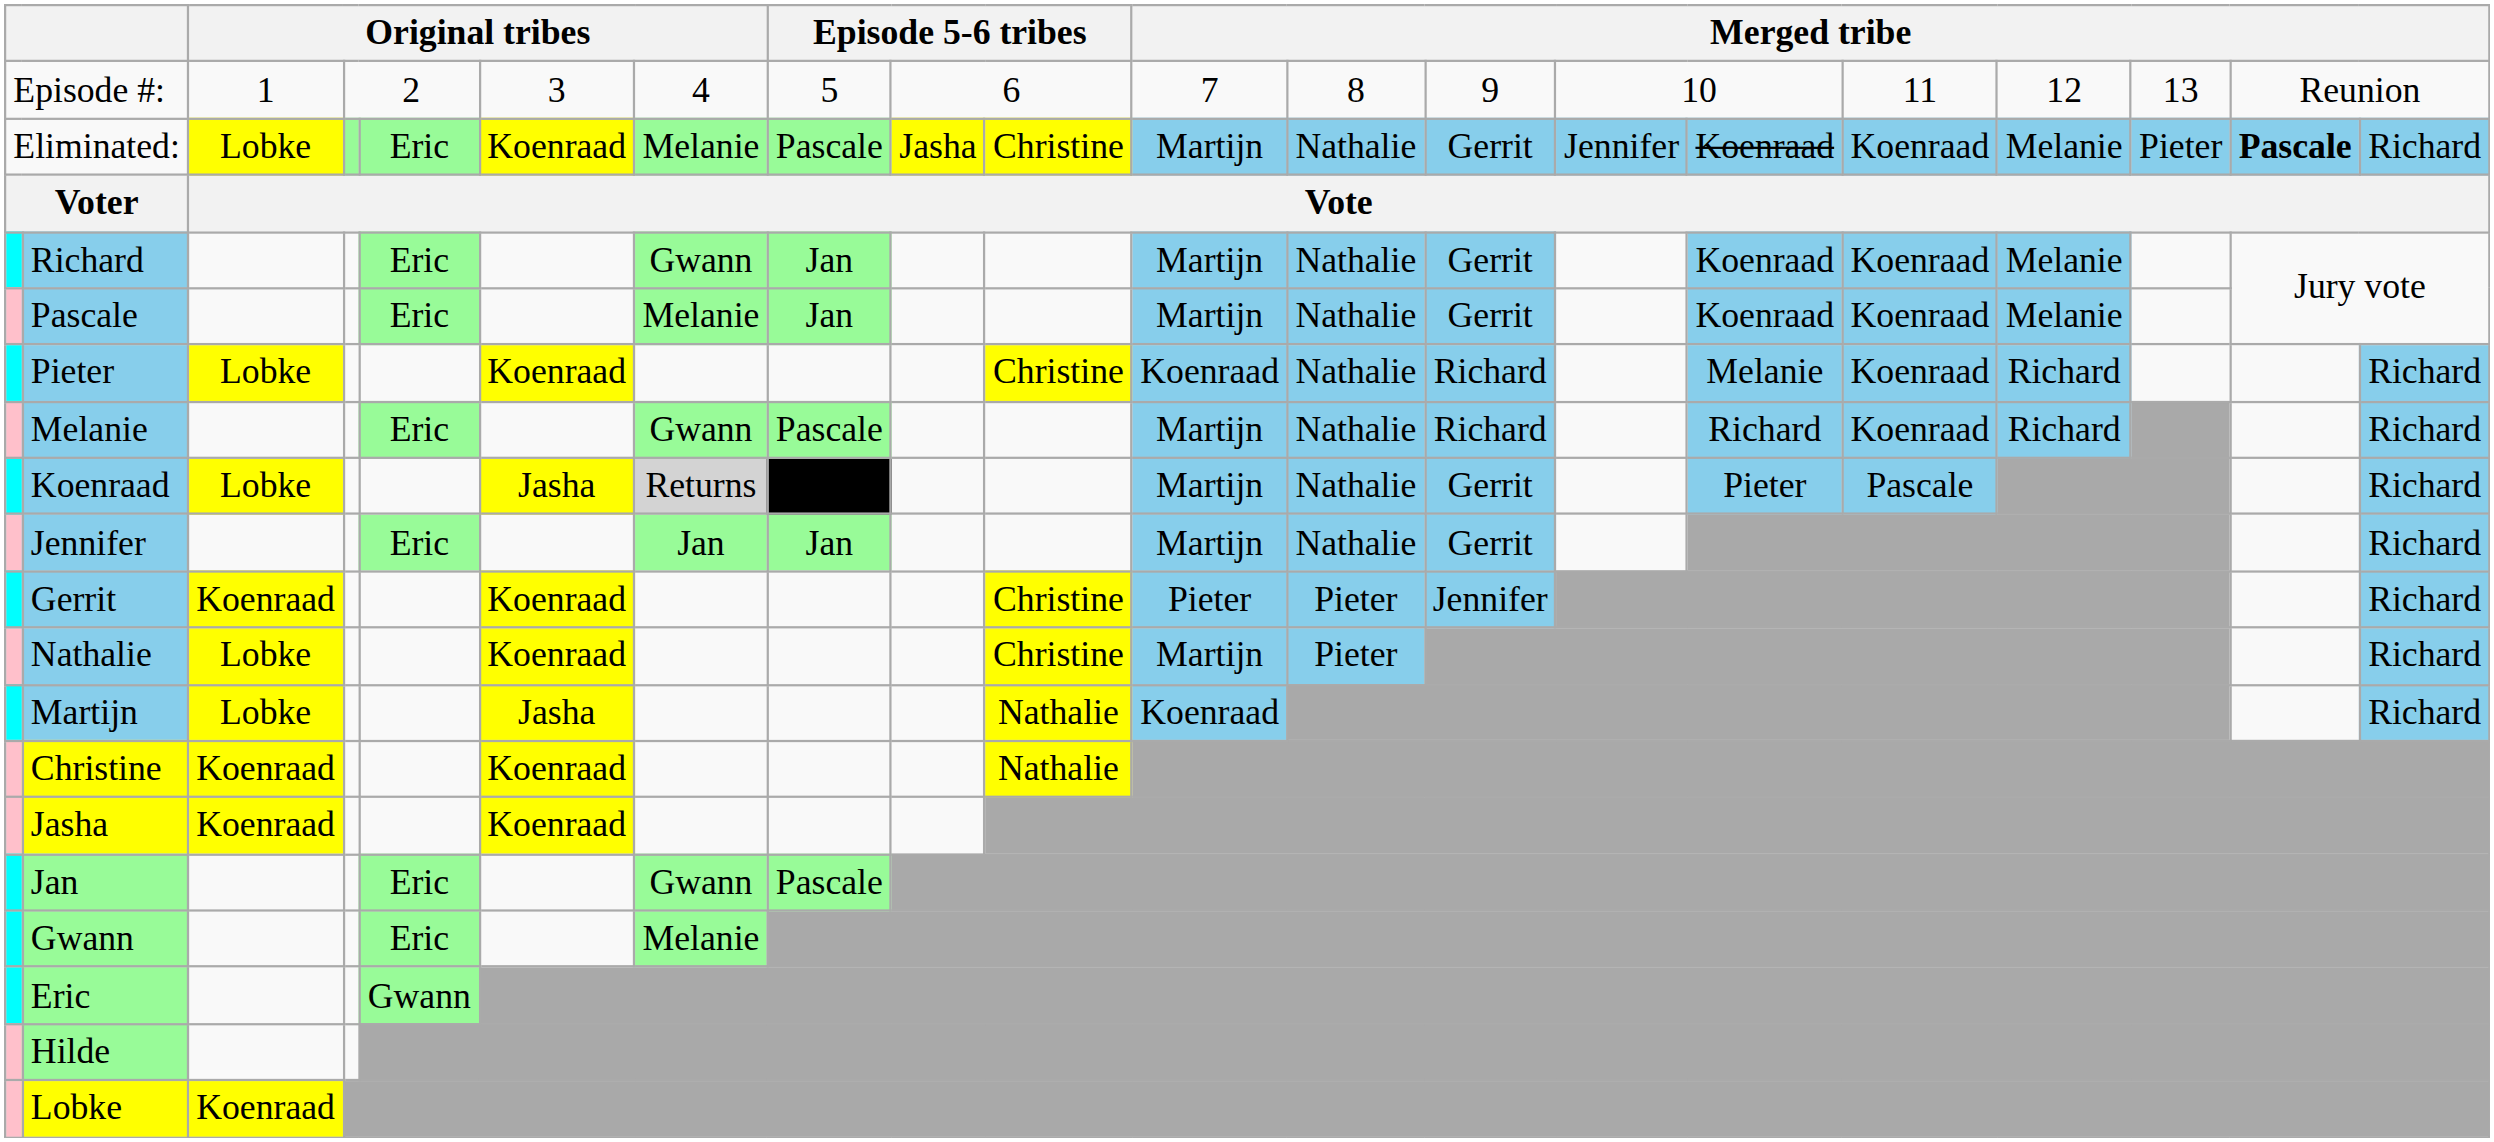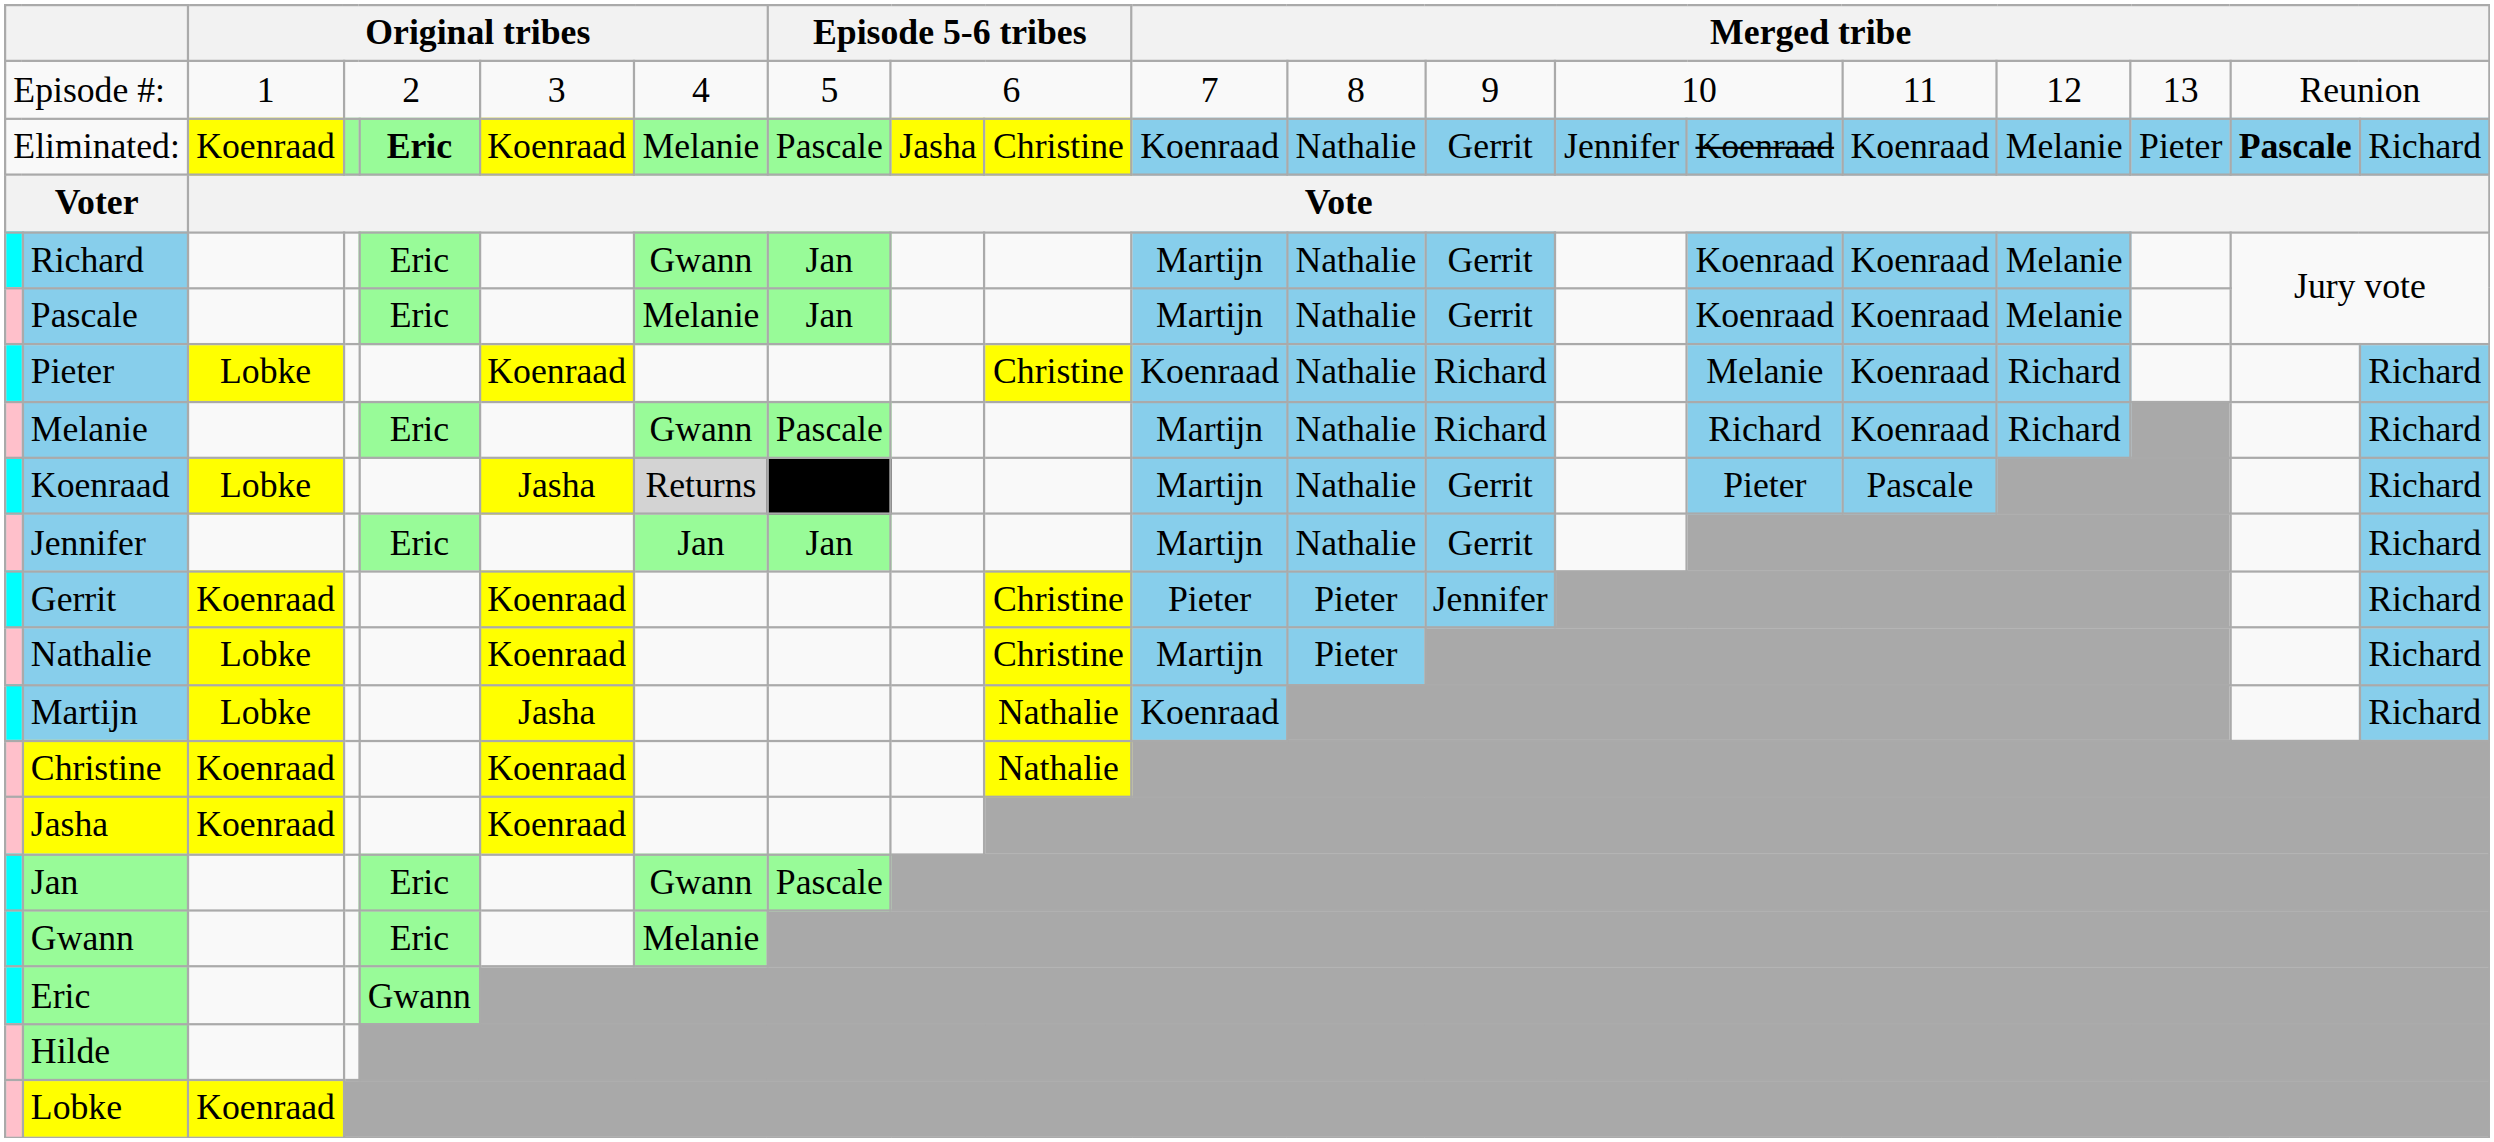(266, 145) Lobke -> (266, 145) Koenraad
(419, 145) normal -> (419, 145) bold
(1210, 145) Martijn -> (1210, 145) Koenraad
